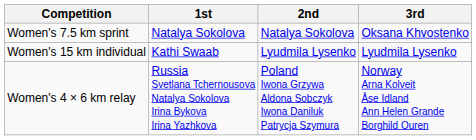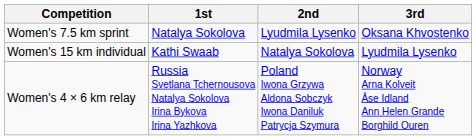(307, 33) Natalya Sokolova -> (308, 33) Lyudmila Lysenko
(308, 52) Lyudmila Lysenko -> (307, 52) Natalya Sokolova
